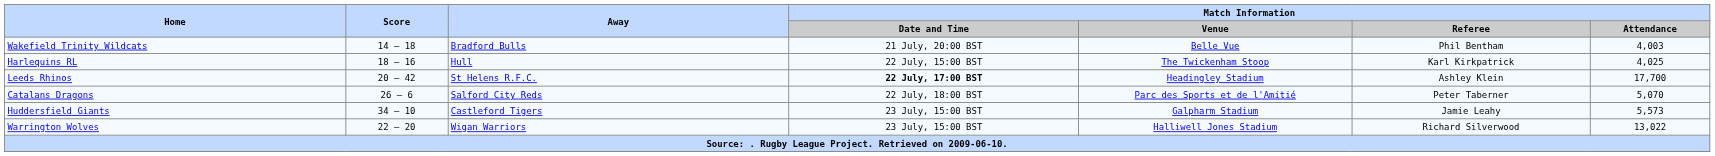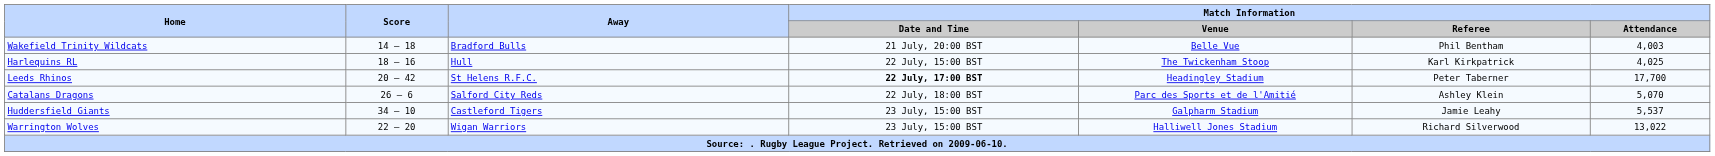(1471, 78) Ashley Klein -> (1471, 78) Peter Taberner
(1471, 94) Peter Taberner -> (1471, 94) Ashley Klein
(1650, 111) 5,573 -> (1650, 111) 5,537
